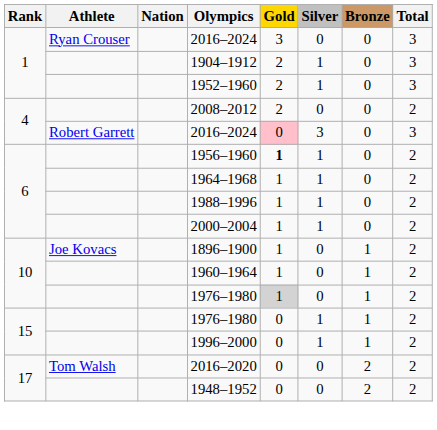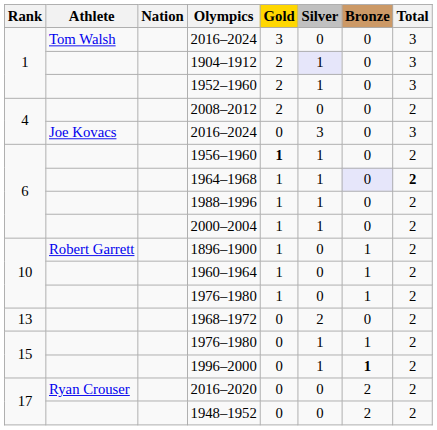(89, 39) Ryan Crouser -> (82, 39) Tom Walsh
(320, 62) no background -> (320, 62) lavender background
(92, 132) Robert Garrett -> (83, 132) Joe Kovacs
(279, 132) pink background -> (279, 132) no background
(367, 179) no background -> (367, 179) lavender background
(413, 179) normal -> (413, 179) bold
(83, 249) Joe Kovacs -> (92, 249) Robert Garrett
(279, 296) lightgrey background -> (279, 296) no background
+ row: (25, 319)
(367, 343) normal -> (367, 366) bold
(82, 366) Tom Walsh -> (89, 389) Ryan Crouser
